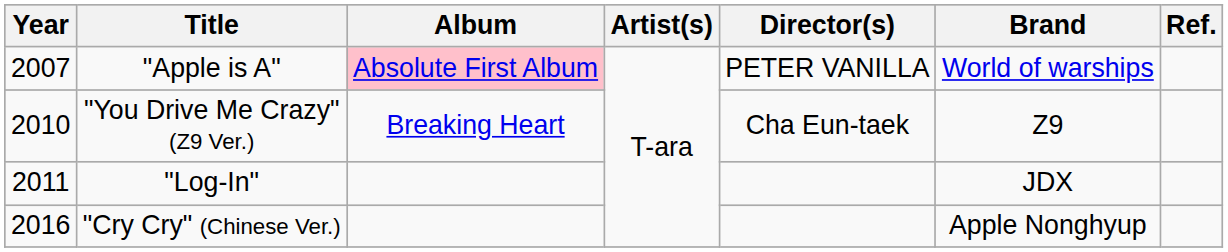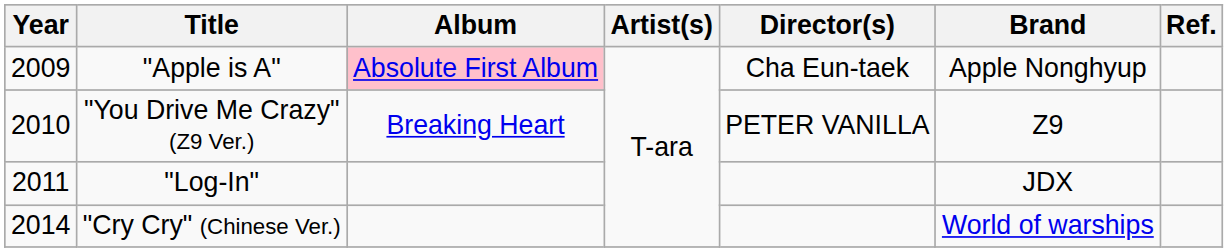(41, 68) 2007 -> (41, 68) 2009
(827, 68) PETER VANILLA -> (827, 68) Cha Eun-taek
(1048, 68) World of warships -> (1048, 68) Apple Nonghyup
(827, 125) Cha Eun-taek -> (827, 125) PETER VANILLA
(41, 225) 2016 -> (41, 225) 2014
(1048, 225) Apple Nonghyup -> (1048, 225) World of warships
